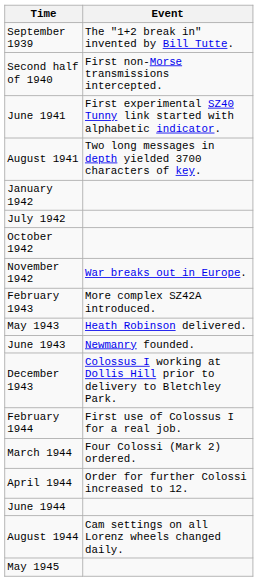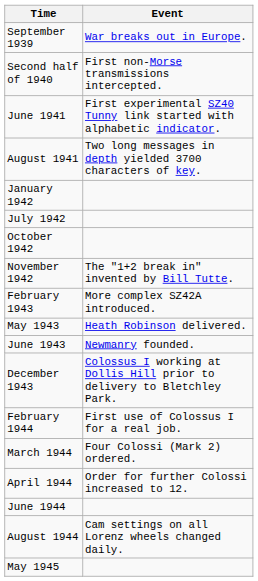(159, 38) The "1+2 break in" invented by Bill Tutte. -> (166, 38) War breaks out in Europe.
(166, 273) War breaks out in Europe. -> (159, 273) The "1+2 break in" invented by Bill Tutte.
